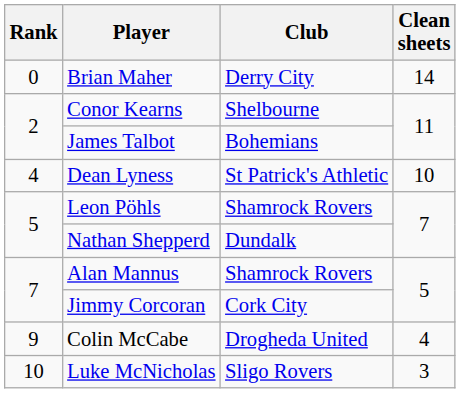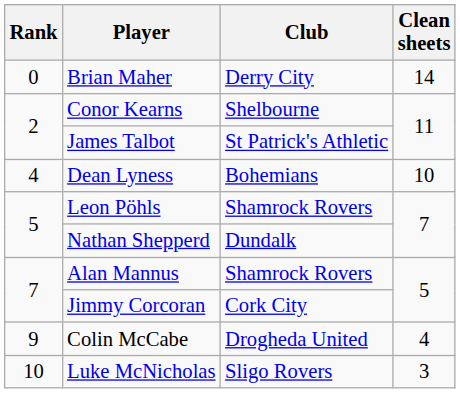(272, 142) Bohemians -> (307, 142) St Patrick's Athletic
(307, 175) St Patrick's Athletic -> (272, 175) Bohemians
